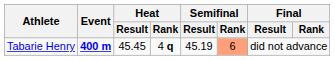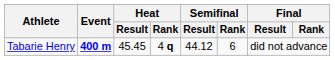(199, 47) 45.19 -> (199, 47) 44.12
(232, 47) lightsalmon background -> (232, 47) no background
